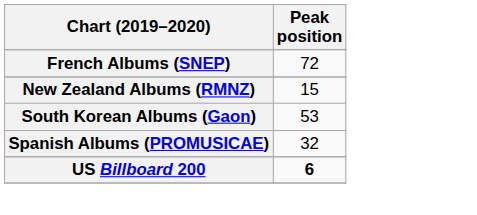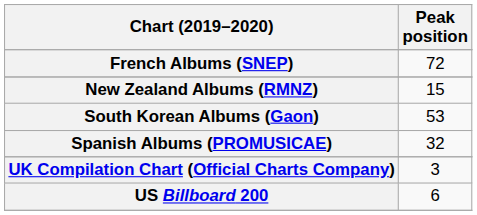+ row: (202, 169)
(310, 169) bold -> (435, 196) normal
